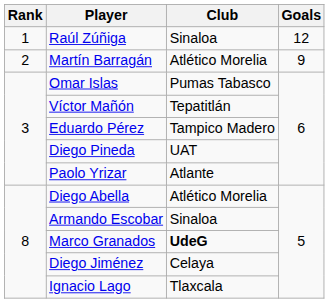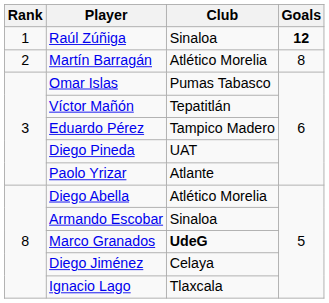(301, 38) normal -> (301, 38) bold
(301, 60) 9 -> (301, 60) 8
